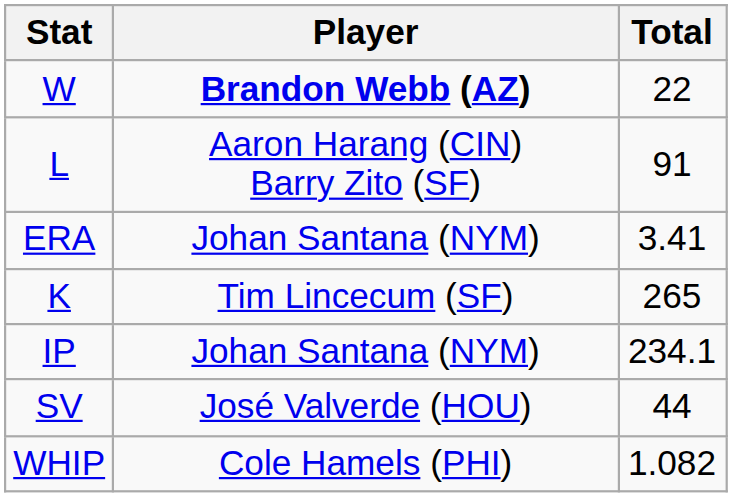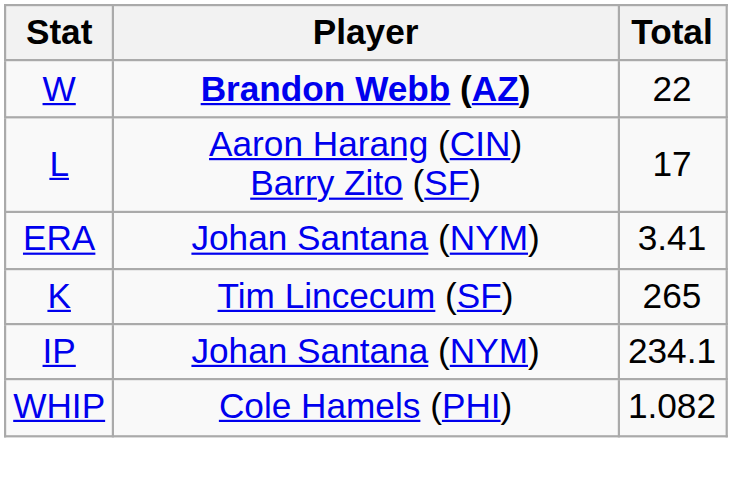(672, 163) 91 -> (672, 163) 17
- row: (59, 406)
